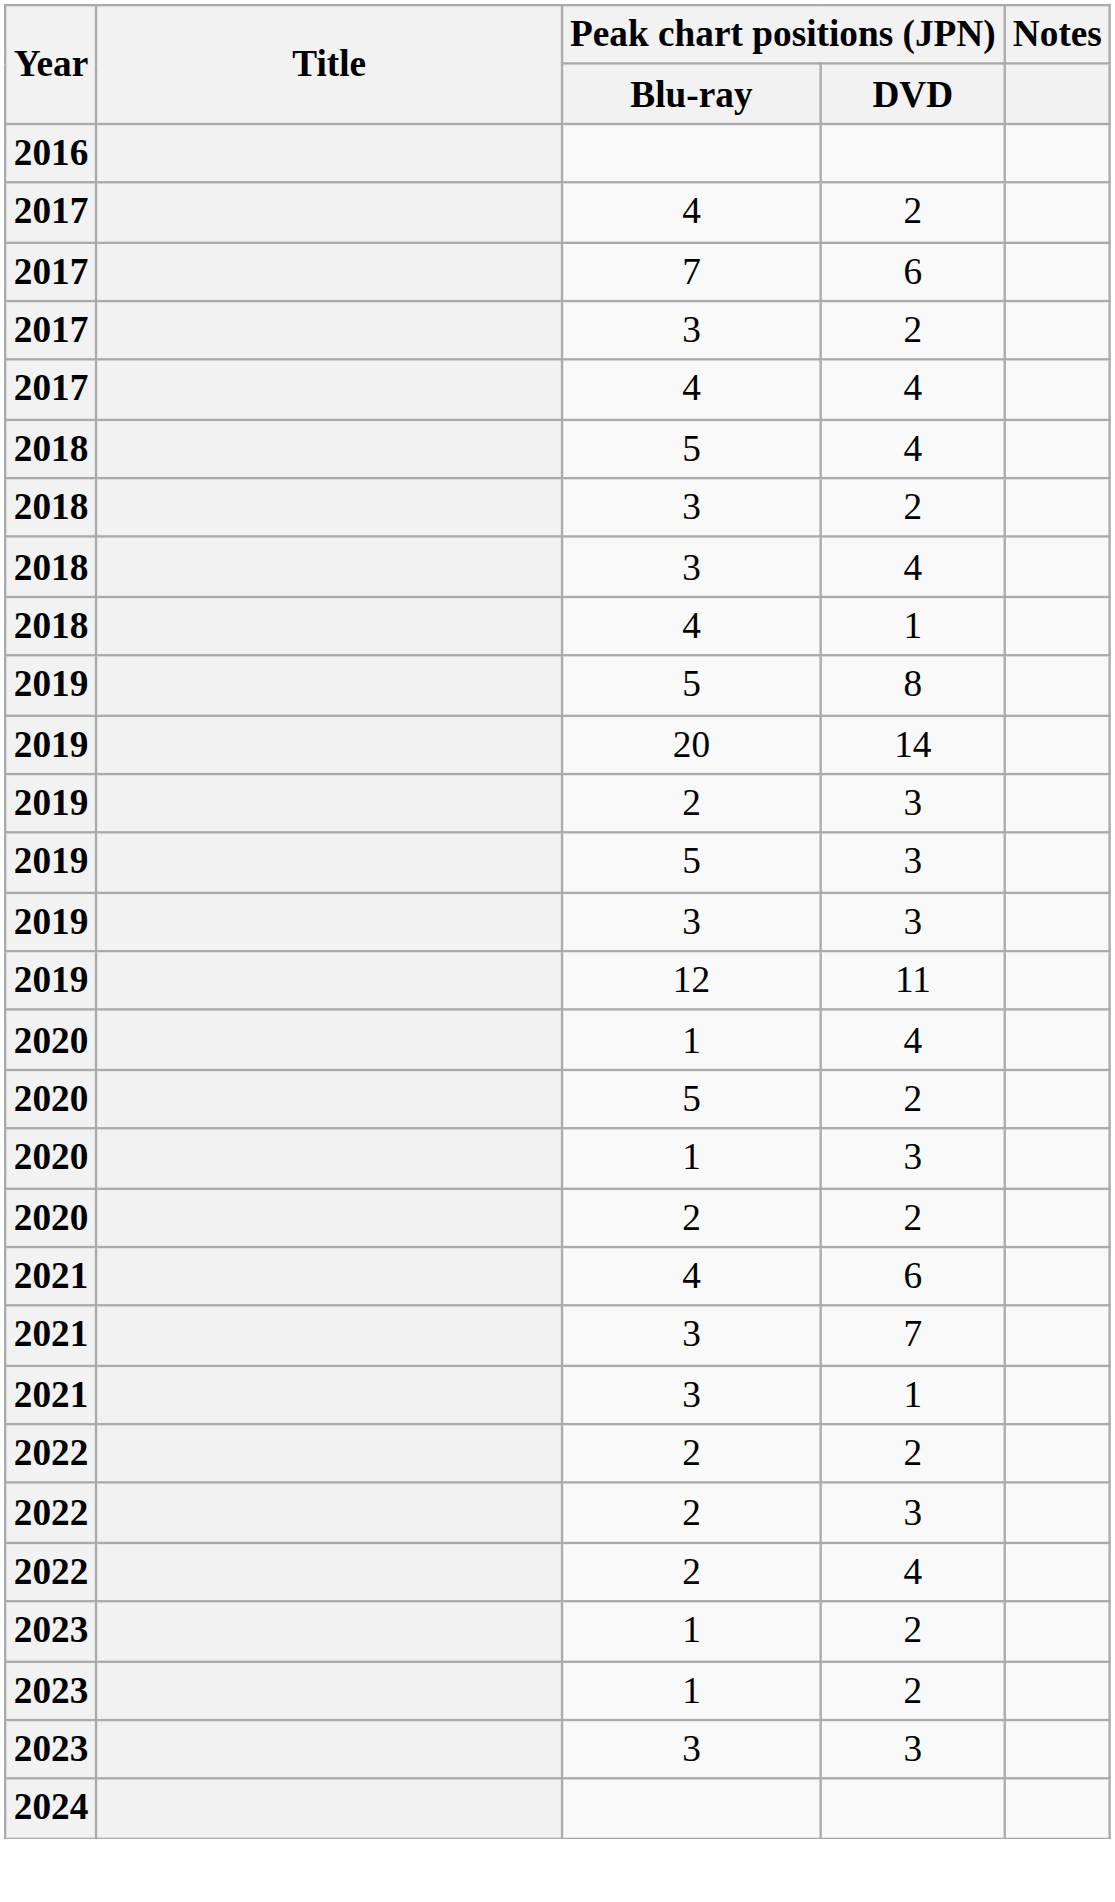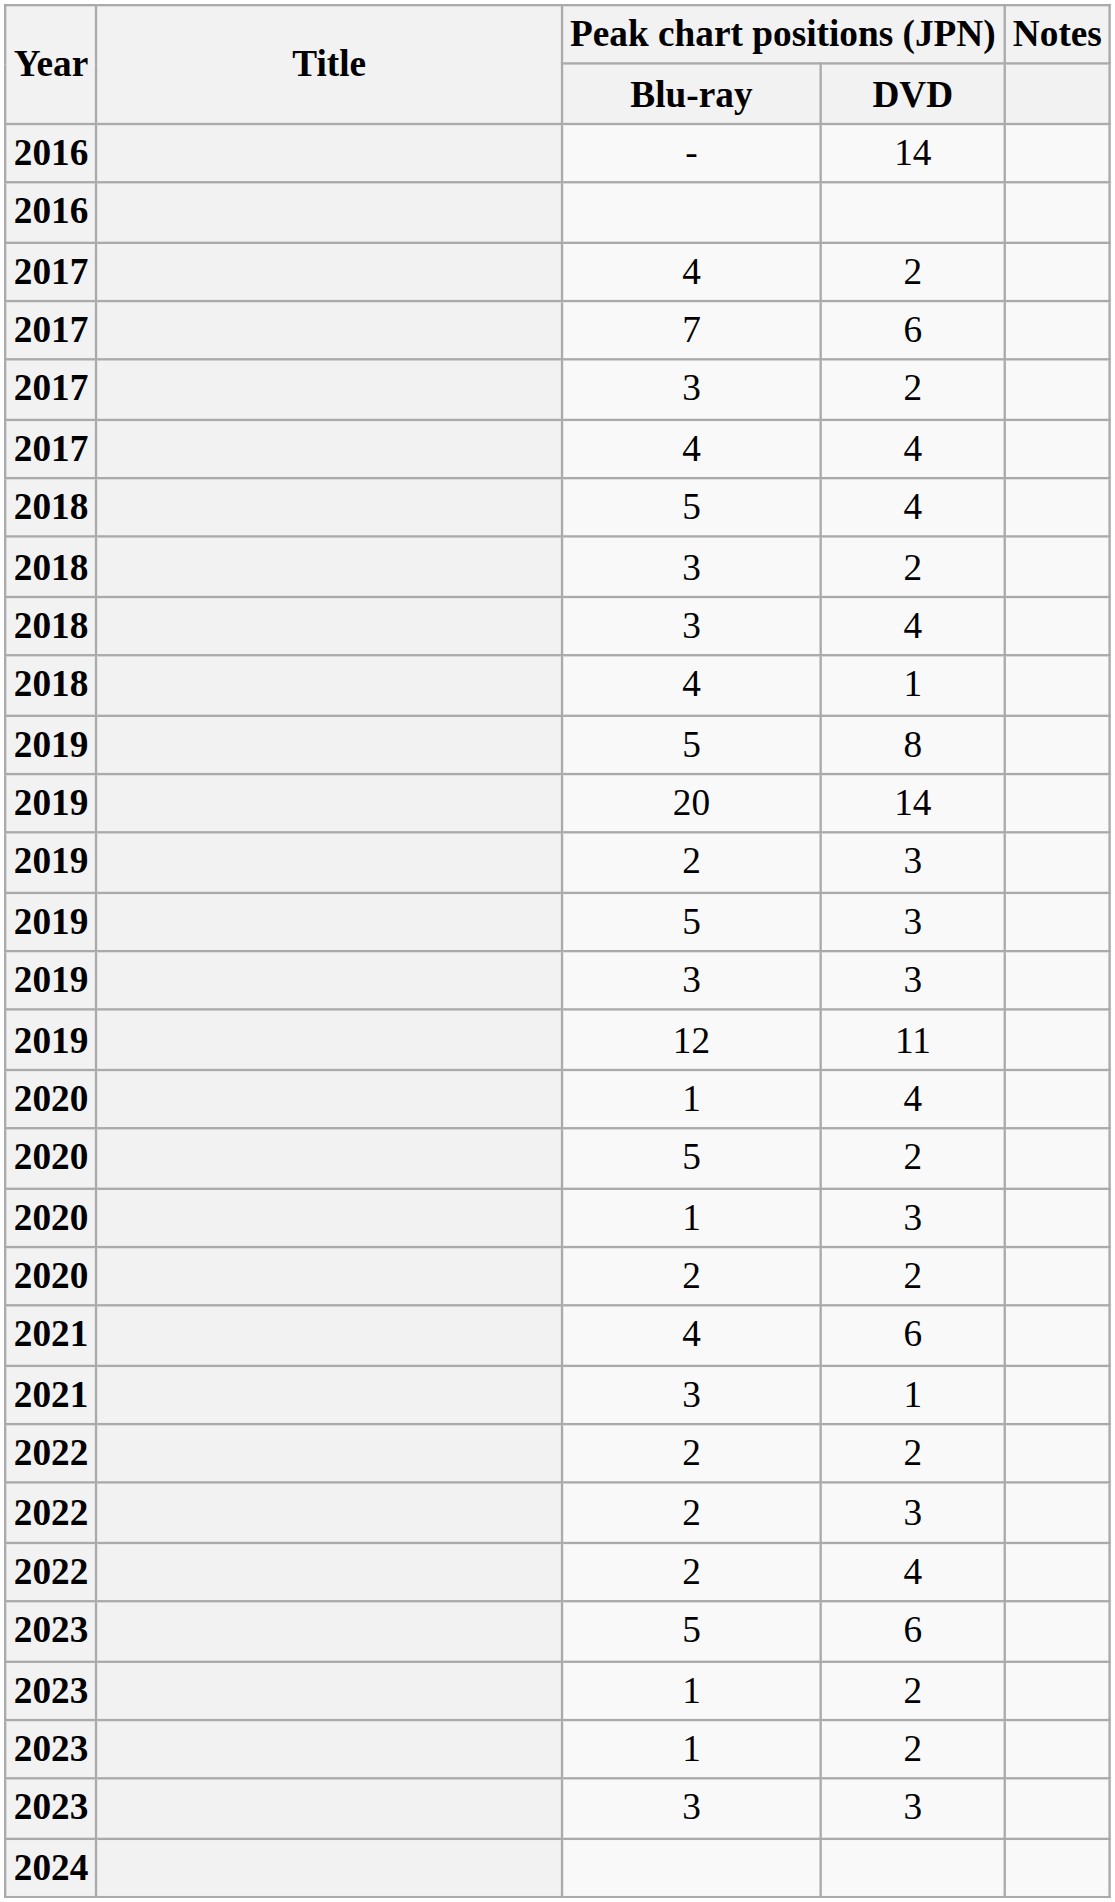+ row: (691, 152)
- row: (691, 1334)
+ row: (691, 1630)
